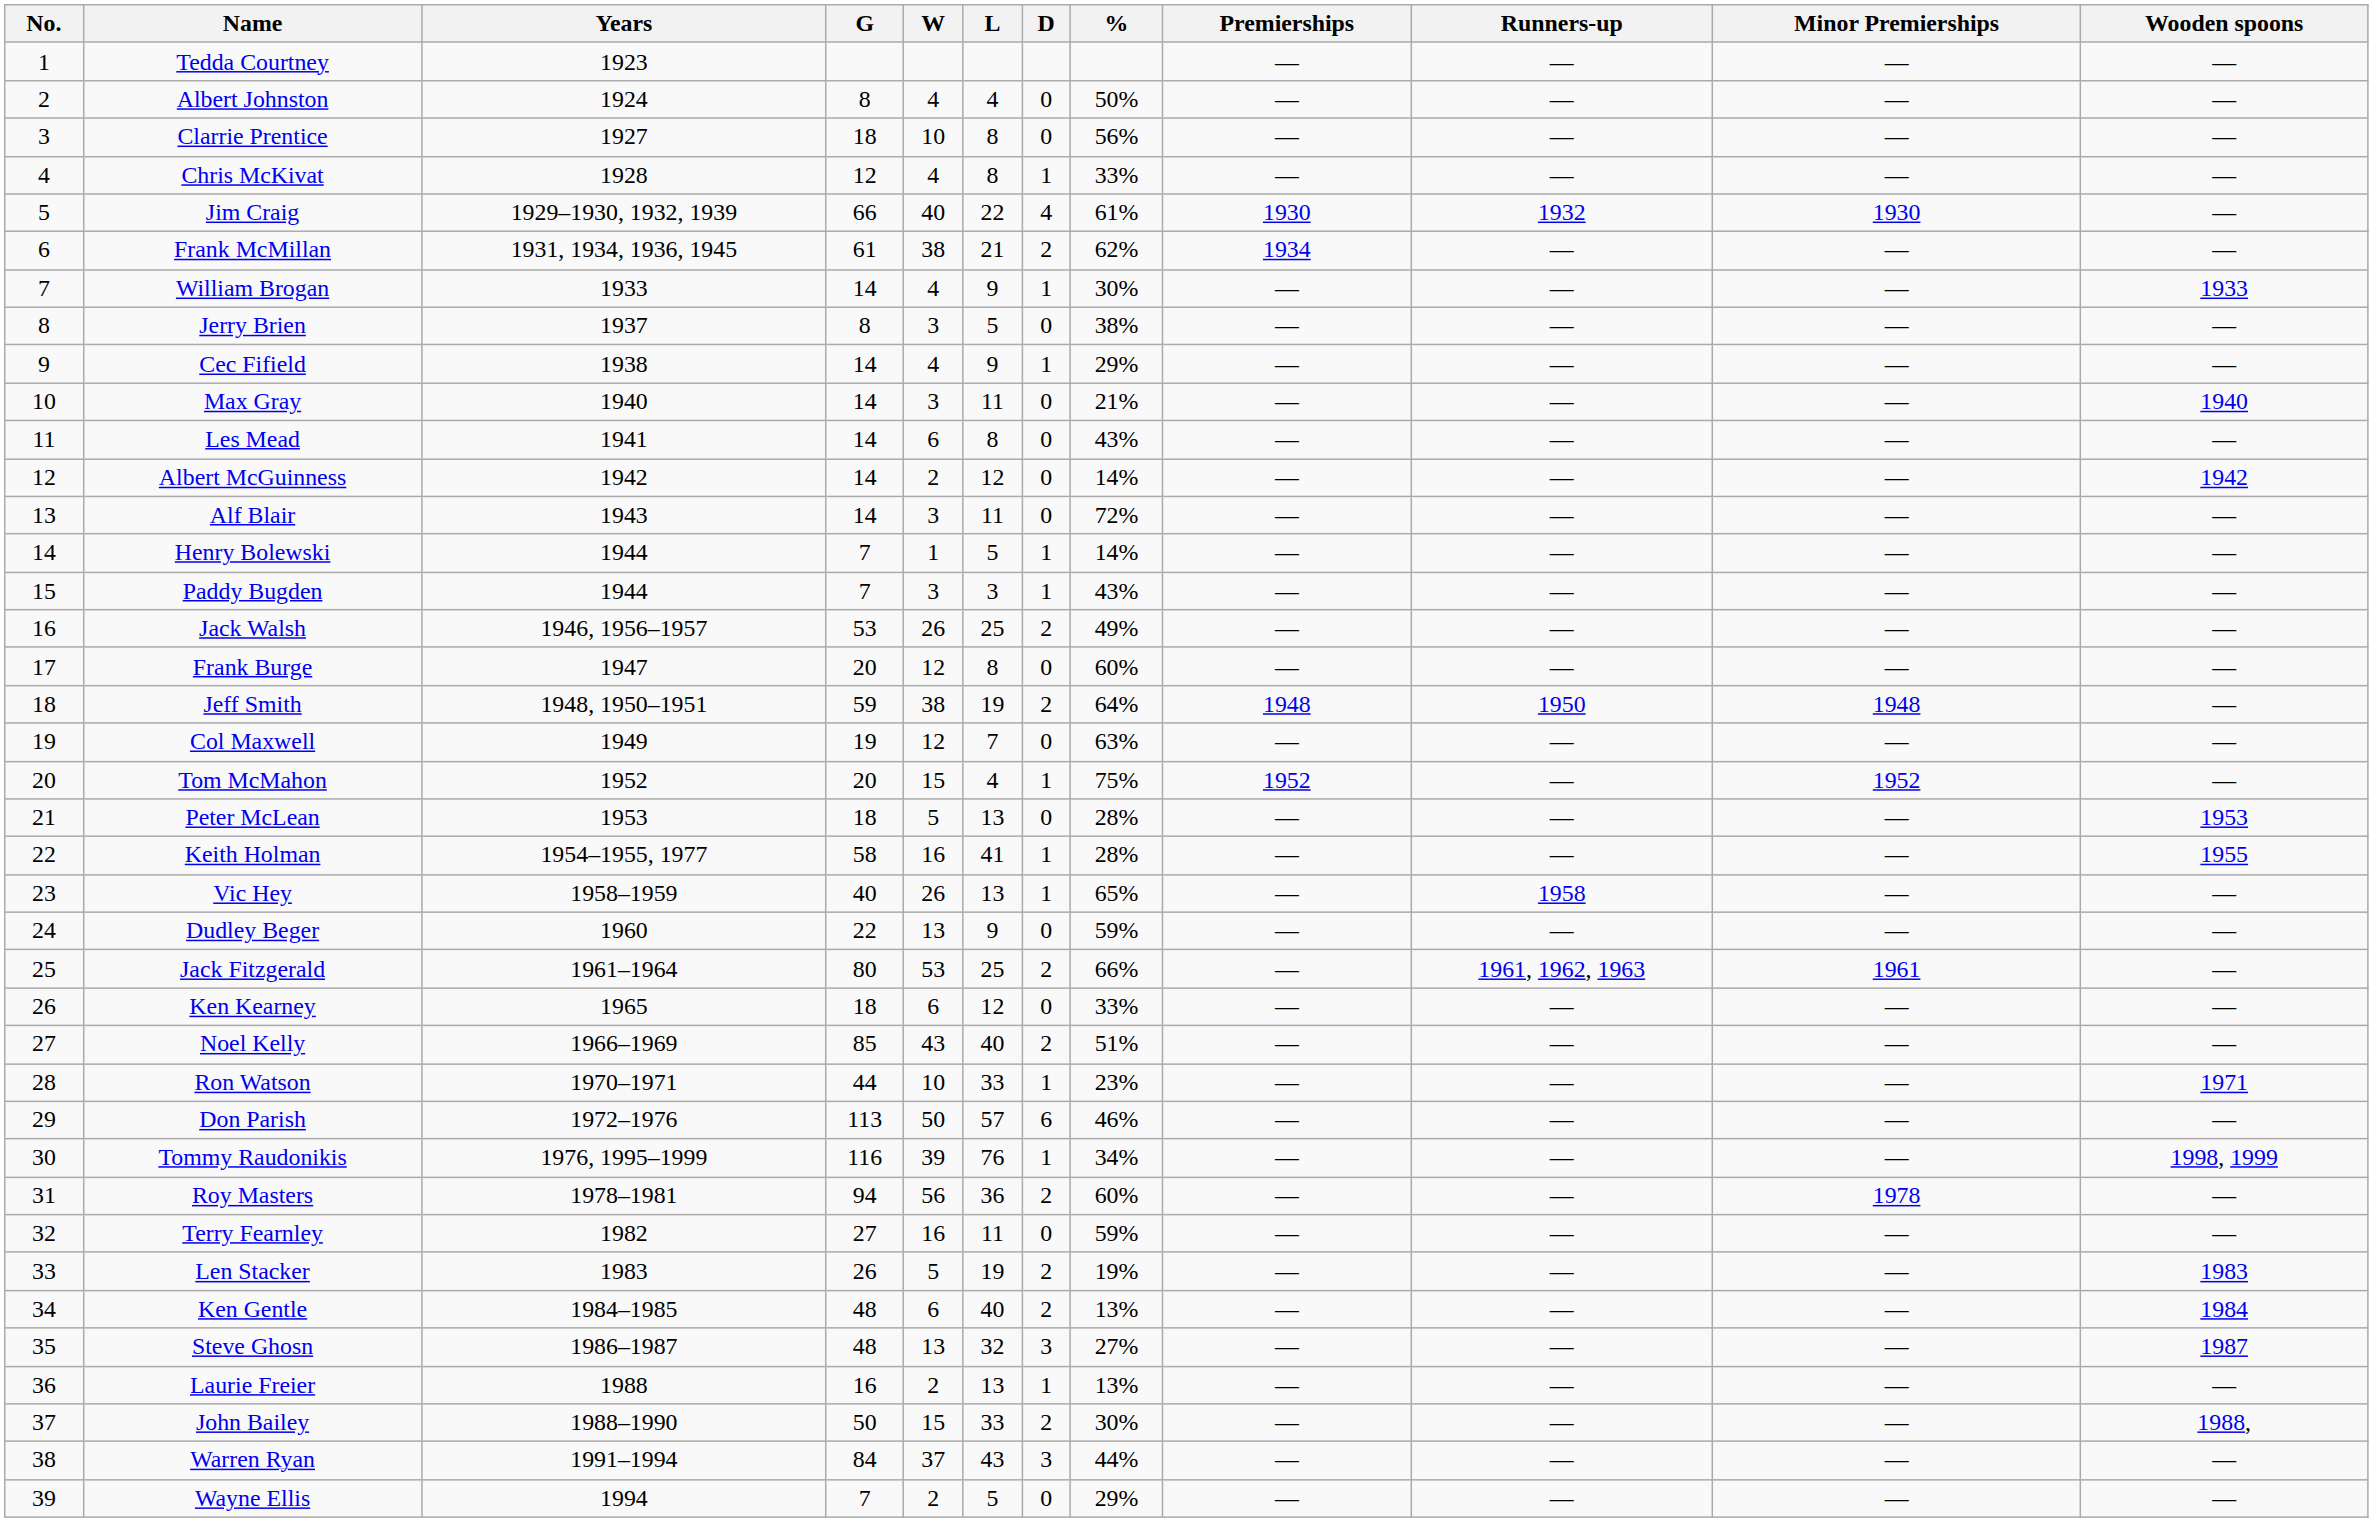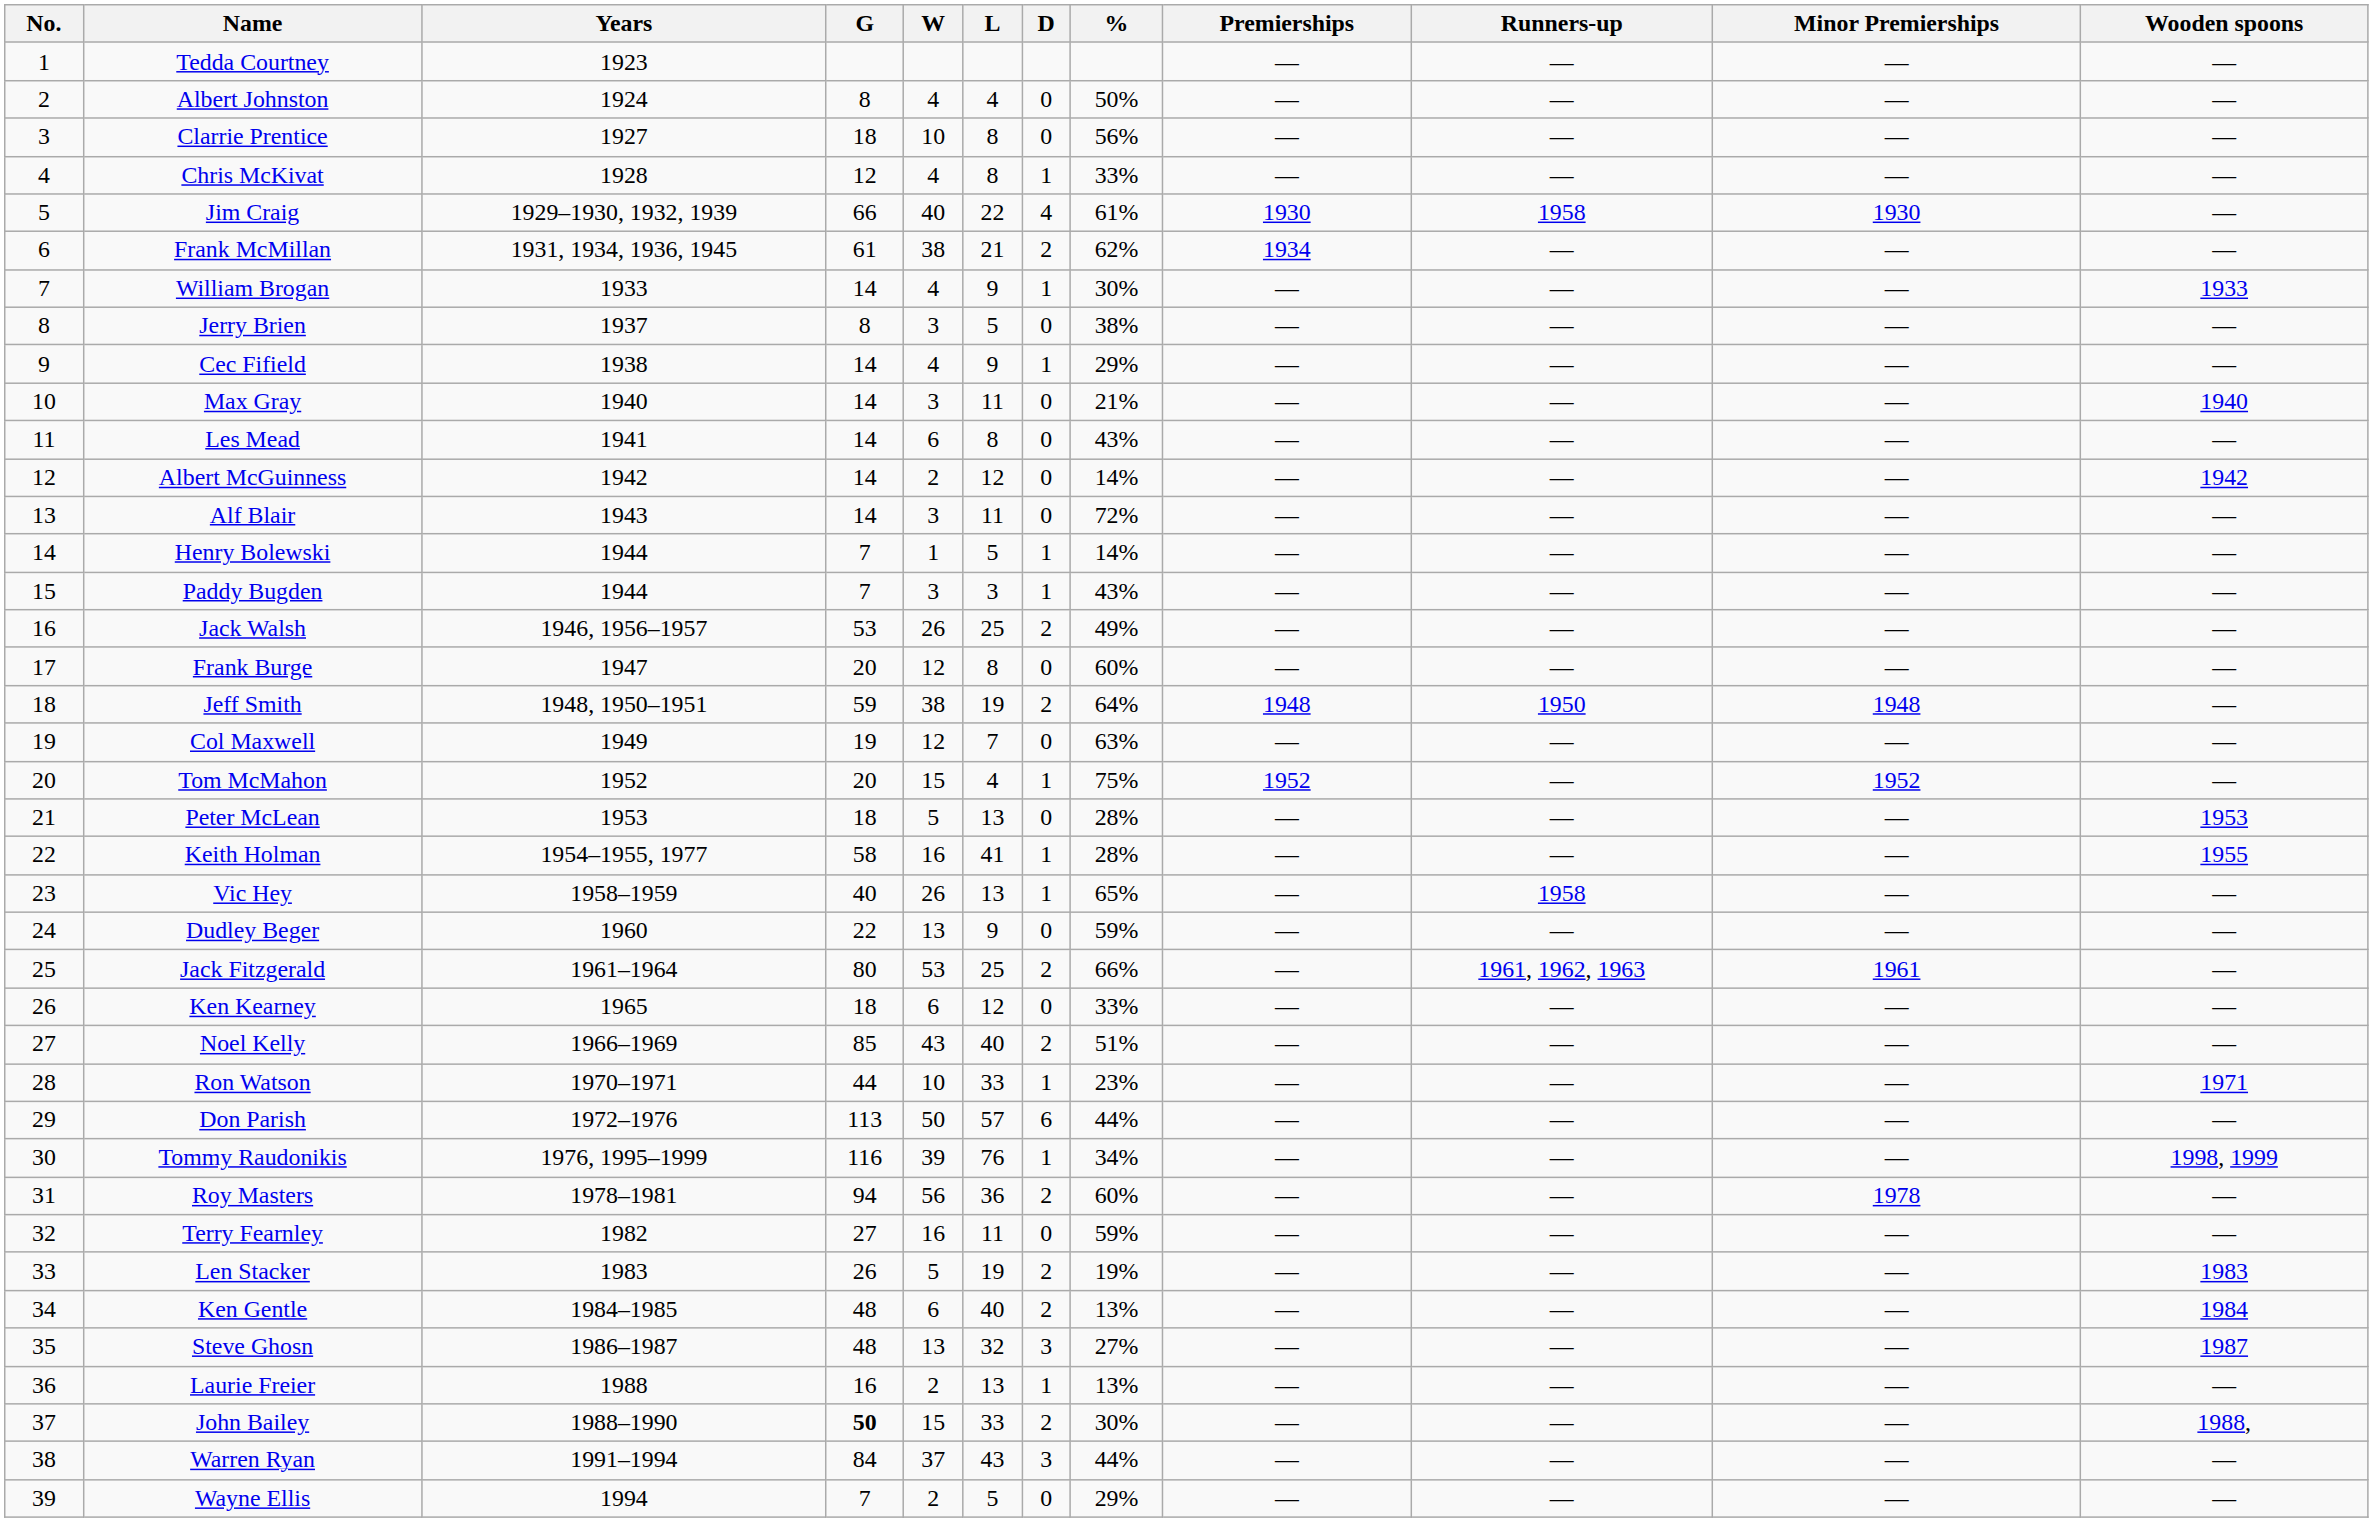(1562, 212) 1932 -> (1562, 212) 1958
(1117, 1119) 46% -> (1117, 1119) 44%
(865, 1422) normal -> (865, 1422) bold
